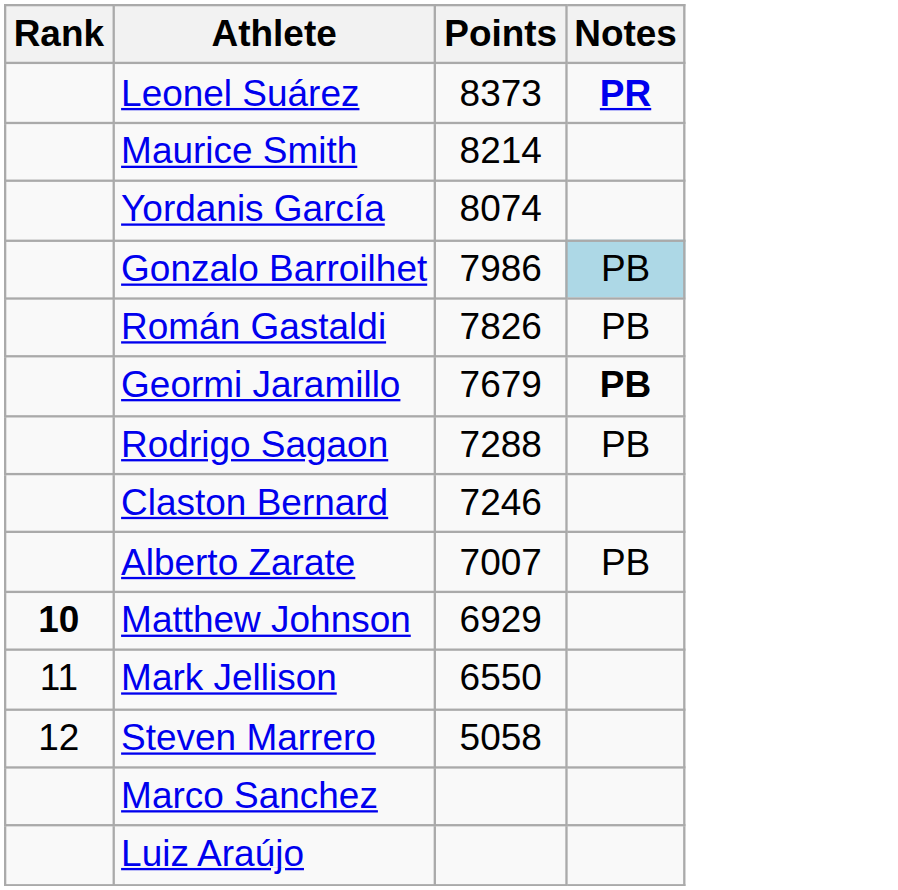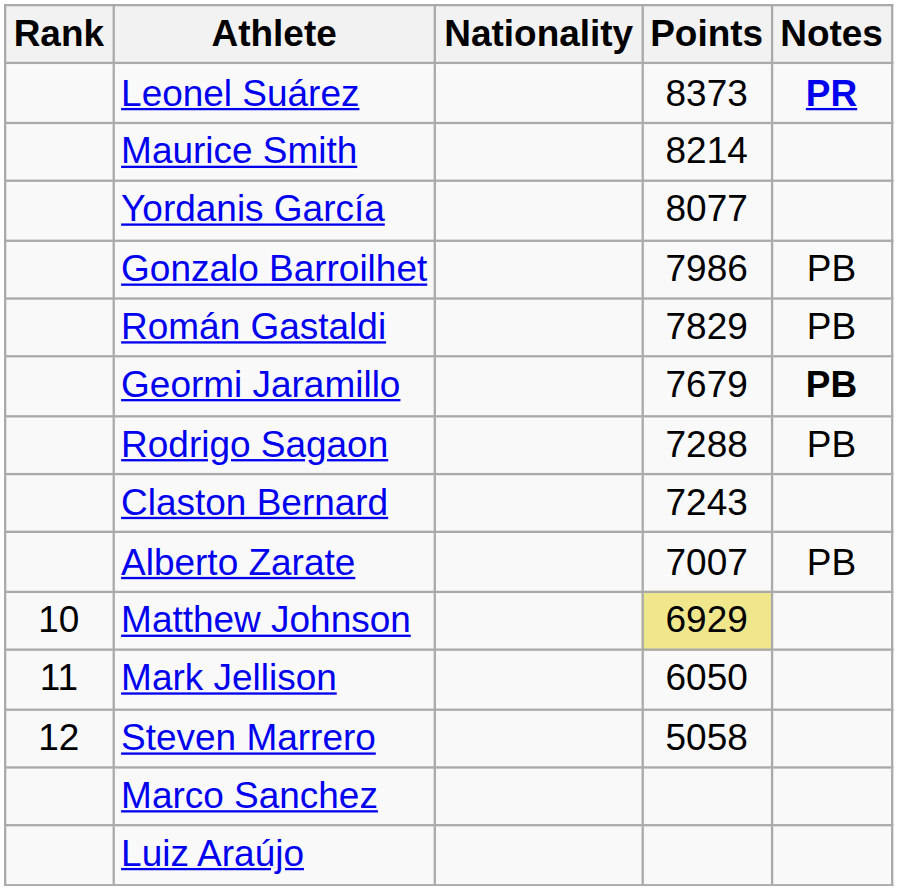+ column: (539, 33)
(501, 209) 8074 -> (707, 209) 8077
(626, 268) lightblue background -> (832, 268) no background
(501, 326) 7826 -> (707, 326) 7829
(501, 502) 7246 -> (707, 502) 7243
(59, 619) bold -> (59, 619) normal
(501, 619) no background -> (707, 619) khaki background
(501, 678) 6550 -> (707, 678) 6050
